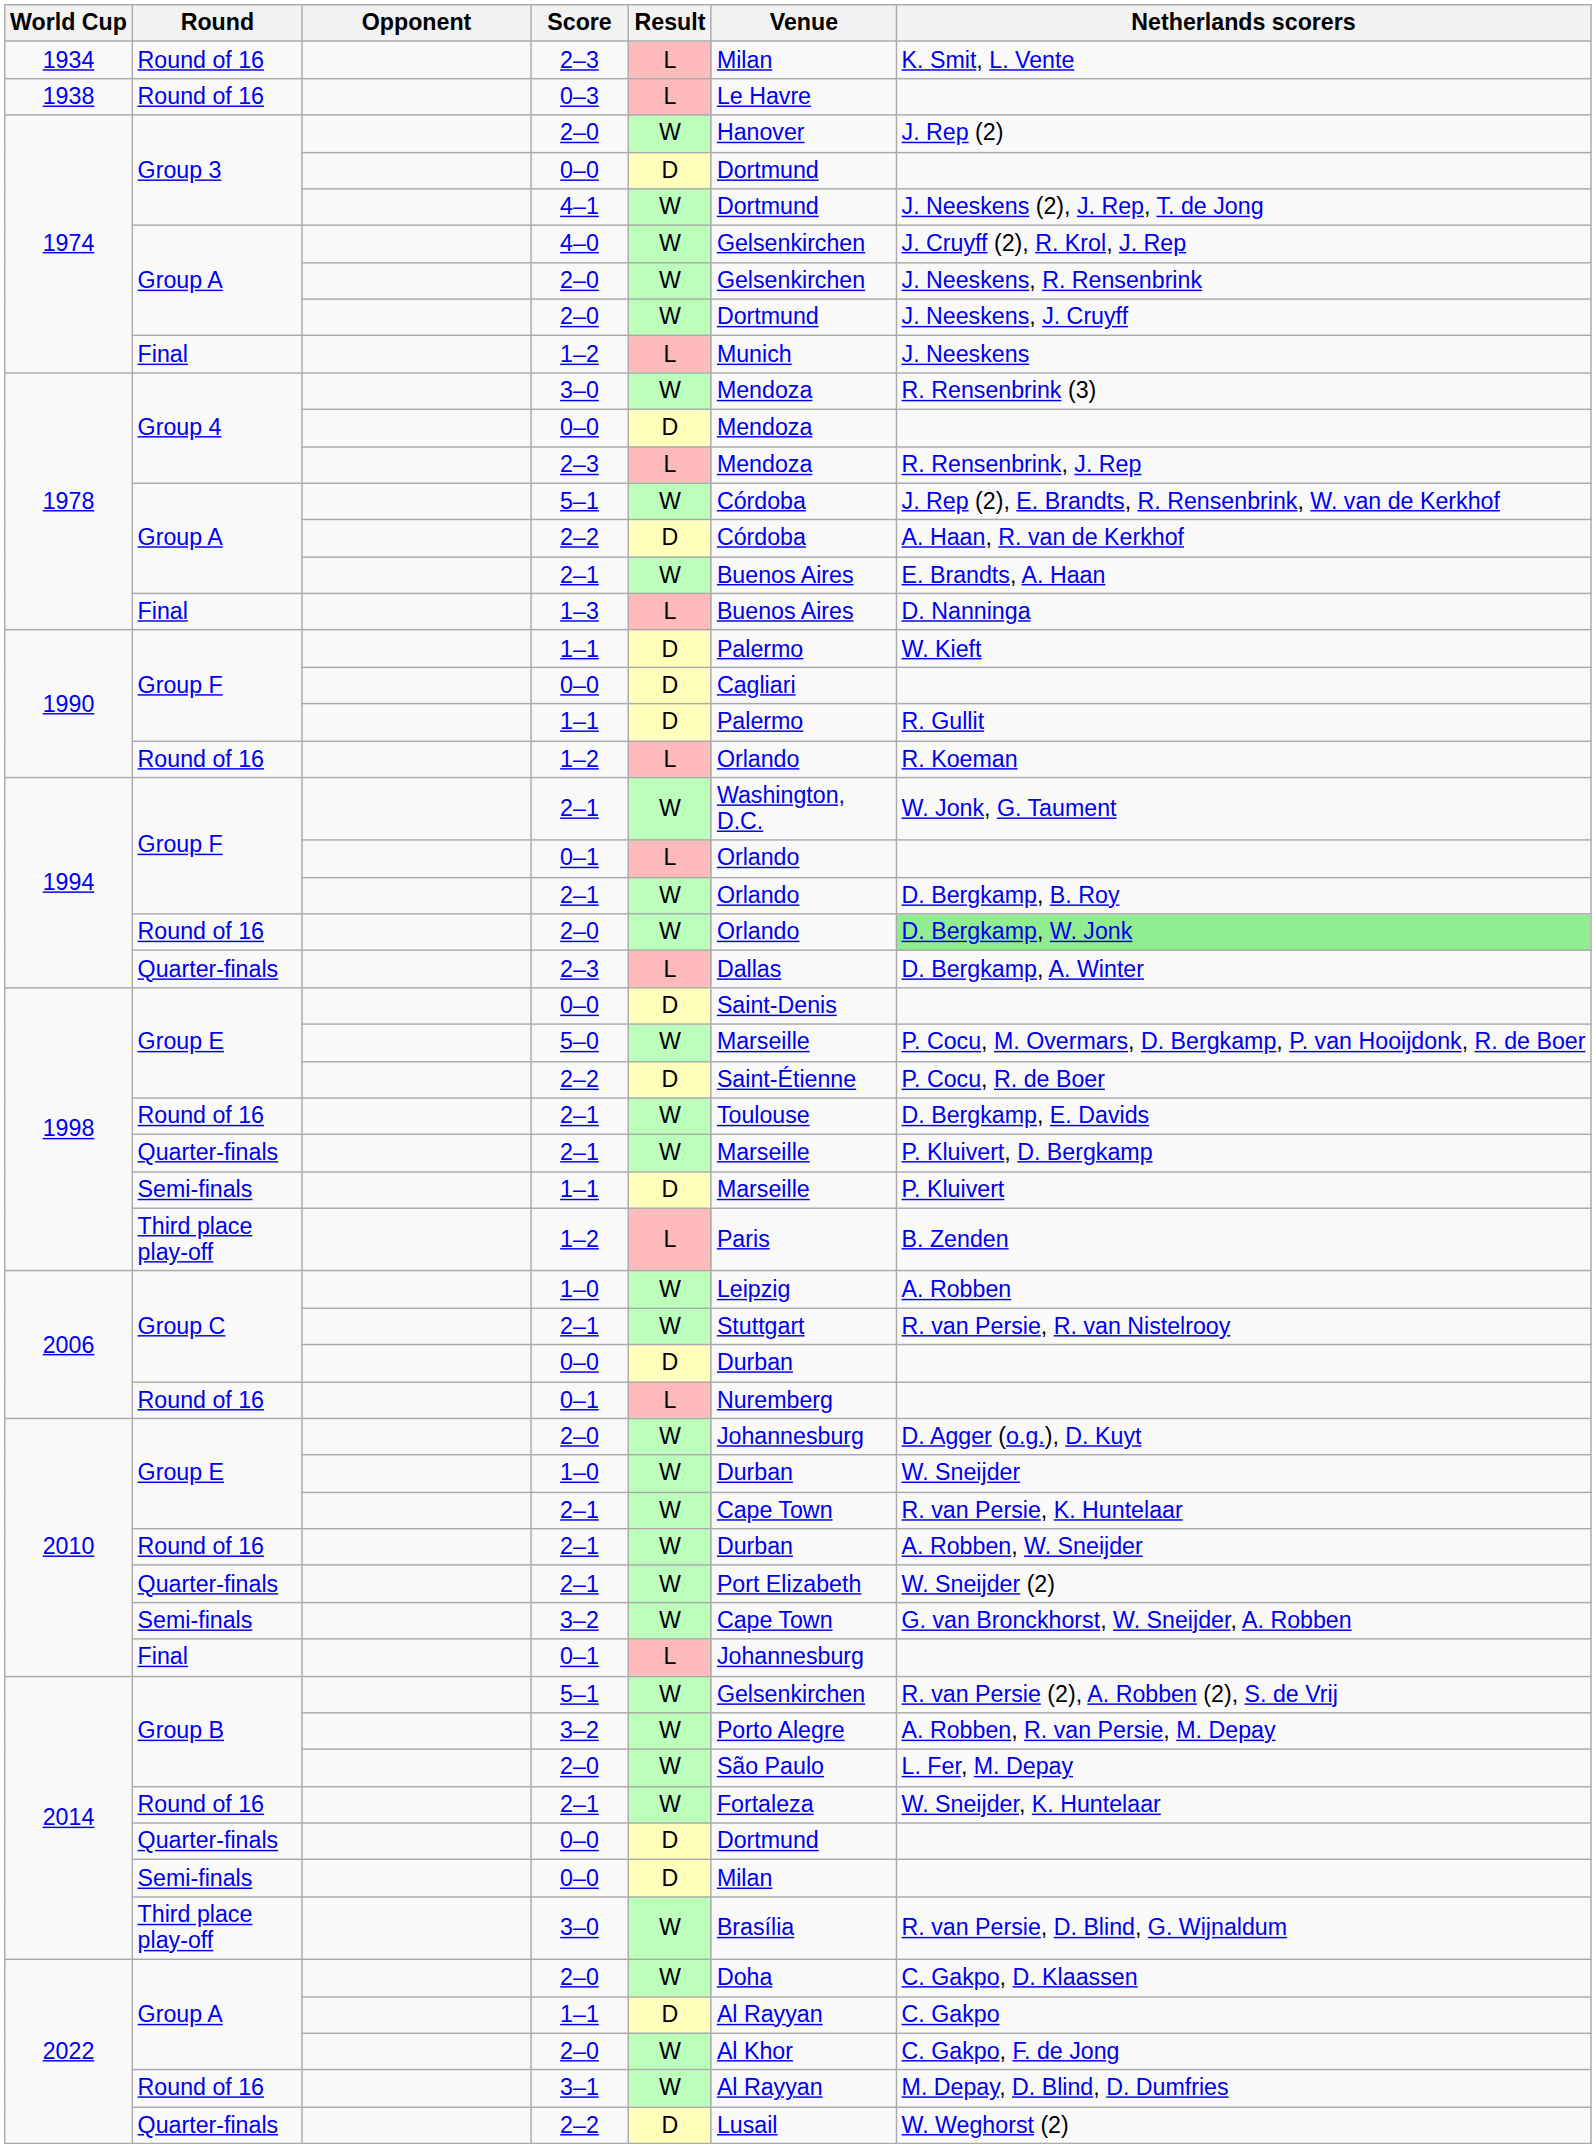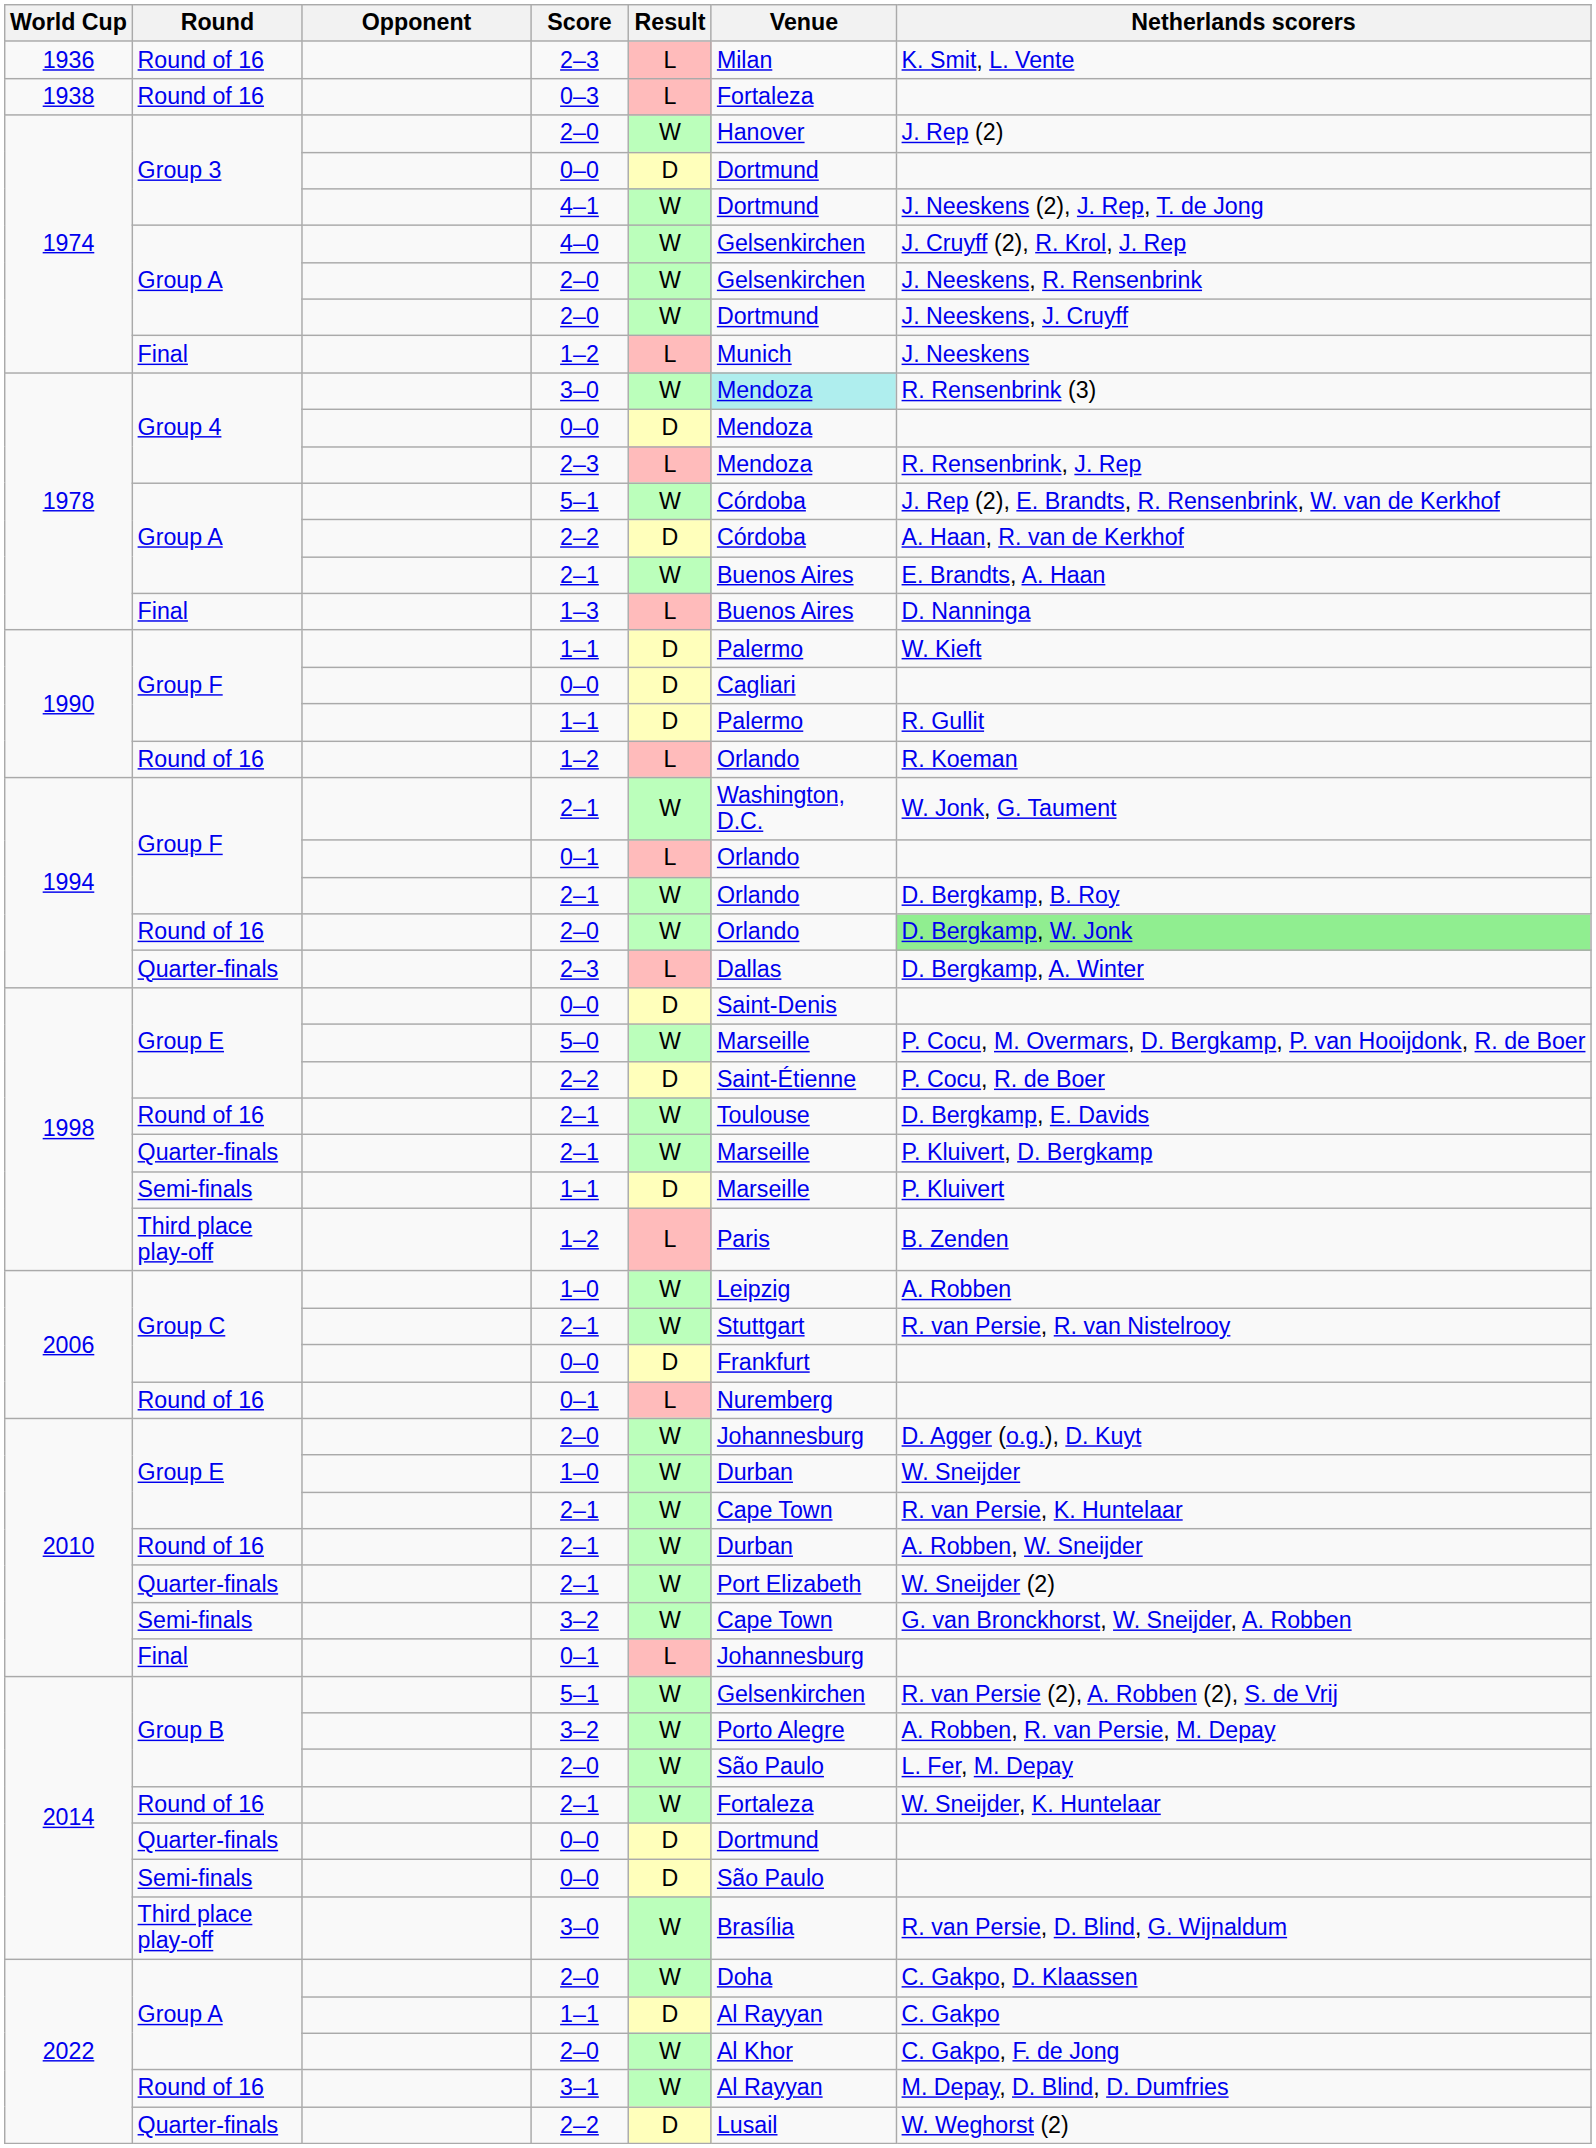(68, 59) 1934 -> (68, 59) 1936
(764, 96) Le Havre -> (765, 96) Fortaleza
(765, 390) no background -> (765, 390) paleturquoise background
(755, 1362) Durban -> (763, 1362) Frankfurt
(745, 1877) Milan -> (770, 1877) São Paulo
